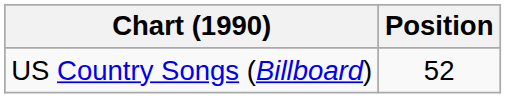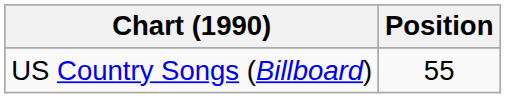(439, 69) 52 -> (439, 69) 55
